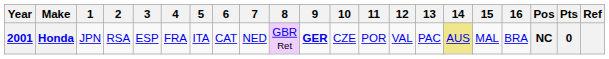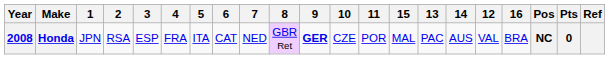columns swapped: (402, 14) <-> (487, 14)
(20, 38) 2001 -> (20, 38) 2008
(458, 38) khaki background -> (461, 38) no background
